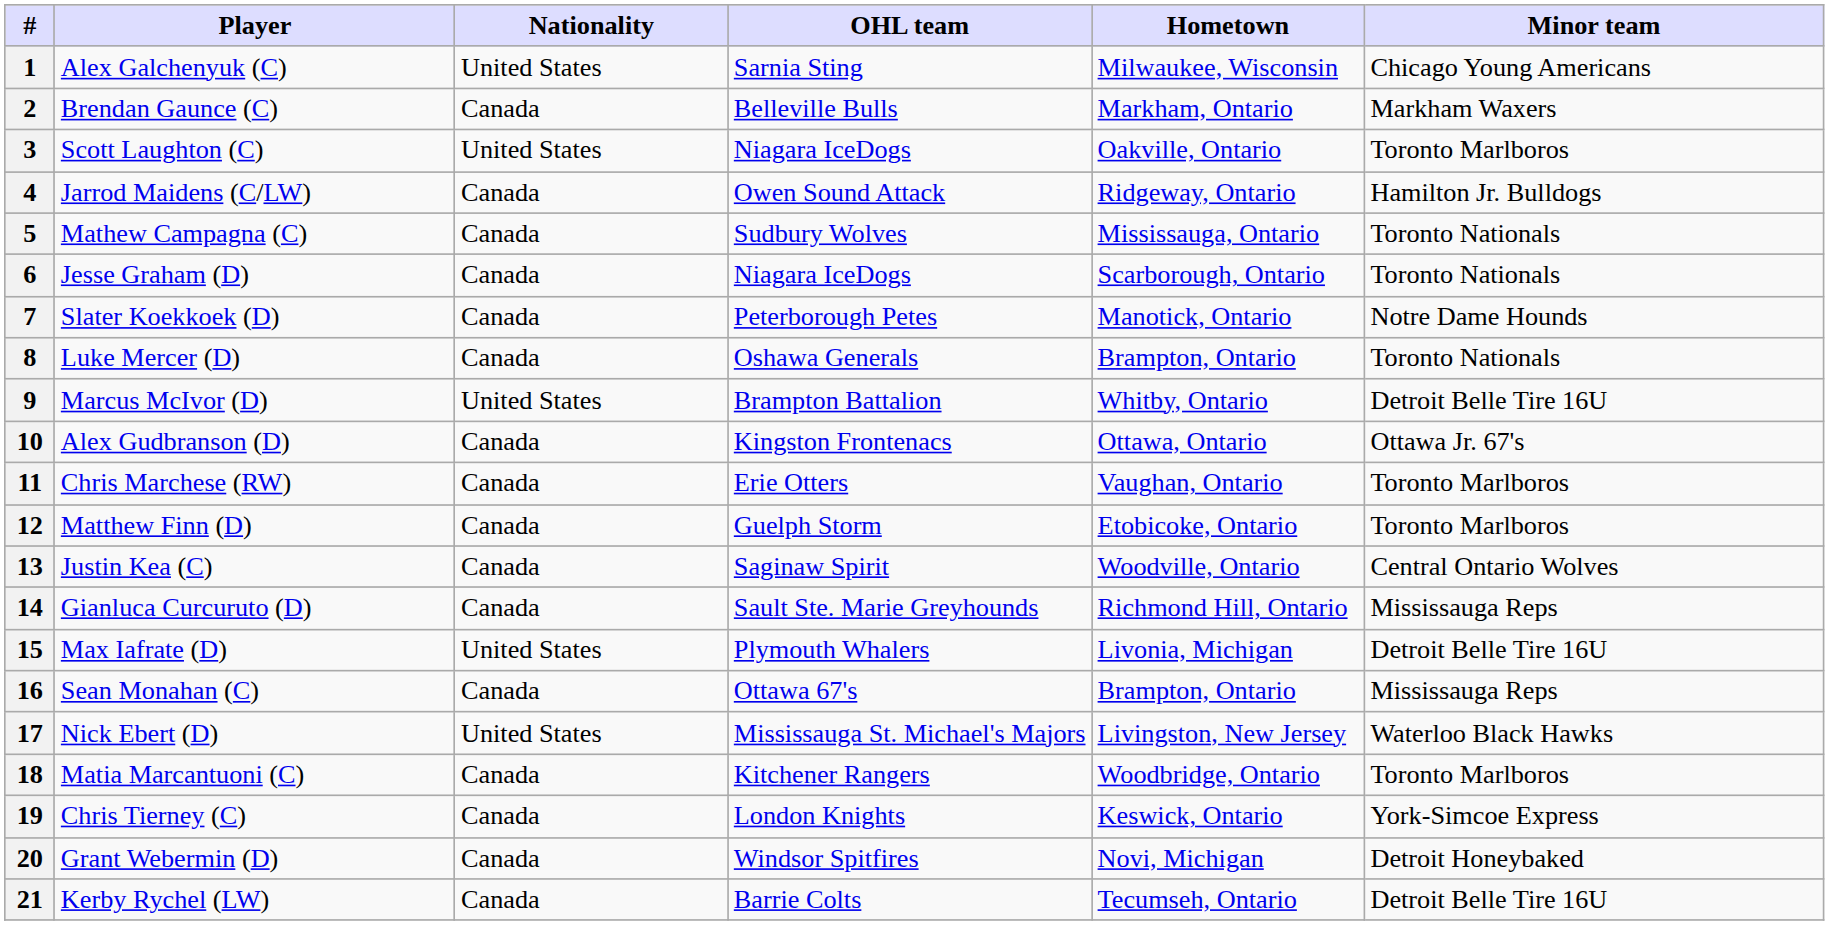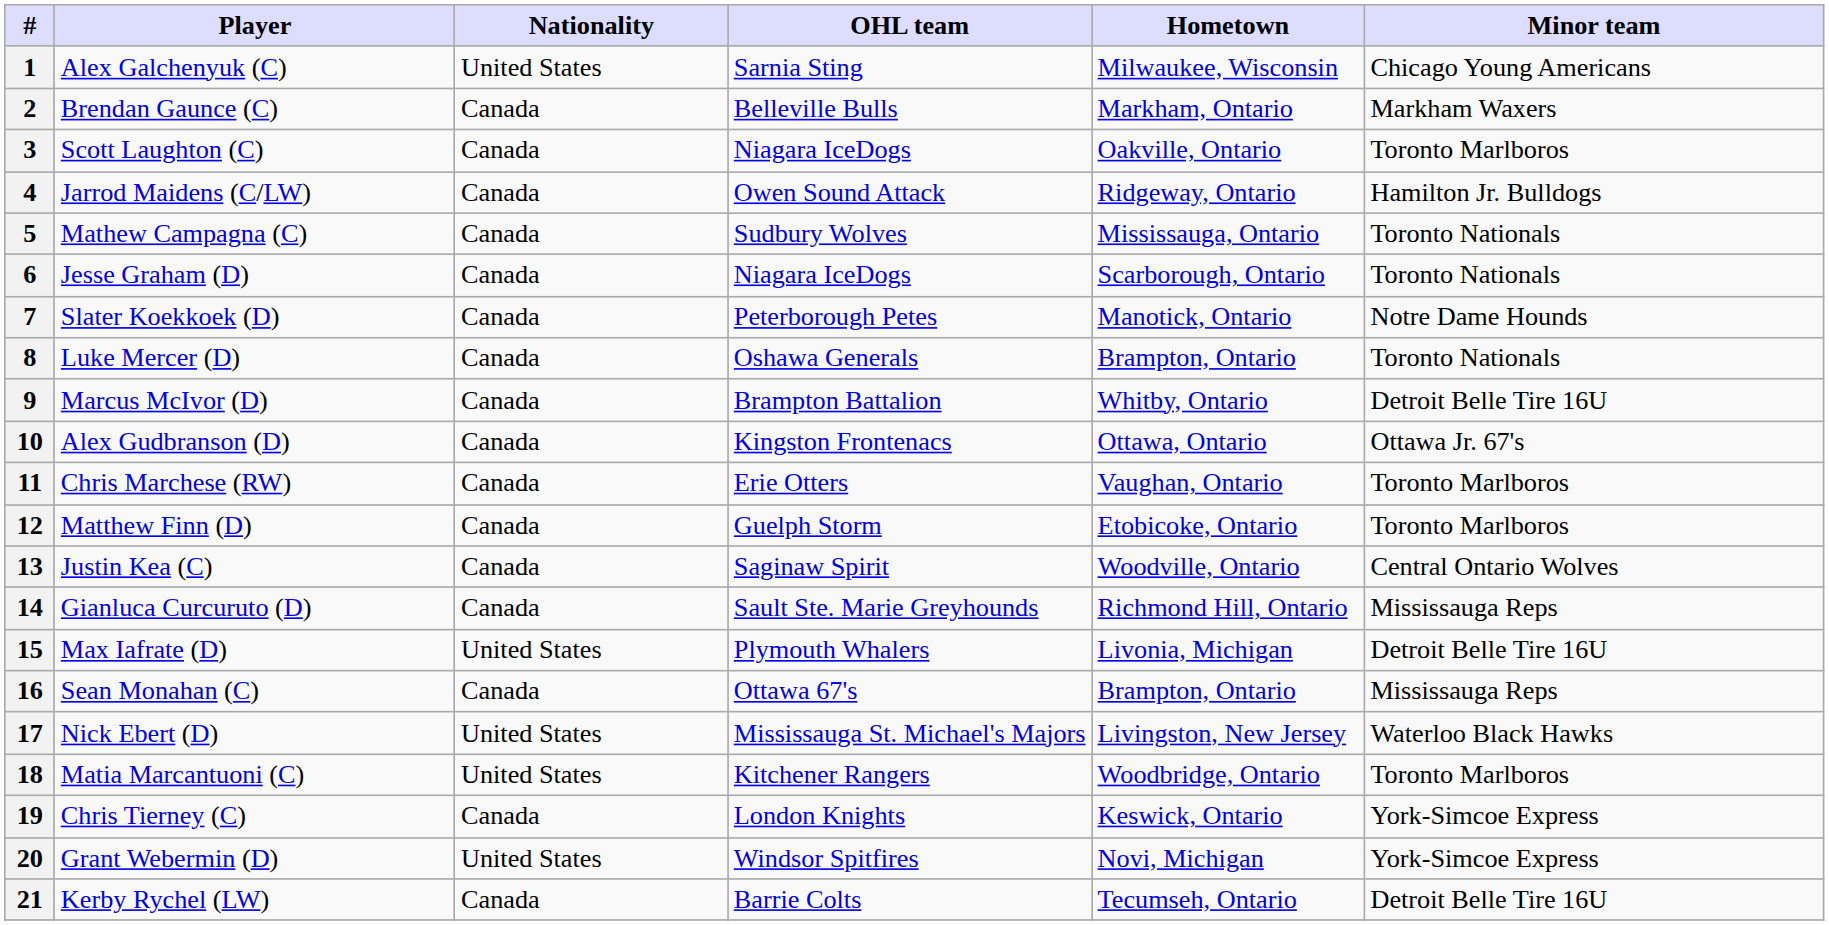(531, 150) United States -> (500, 150) Canada
(531, 399) United States -> (500, 399) Canada
(500, 774) Canada -> (531, 774) United States
(500, 857) Canada -> (531, 857) United States
(1477, 857) Detroit Honeybaked -> (1485, 857) York-Simcoe Express
